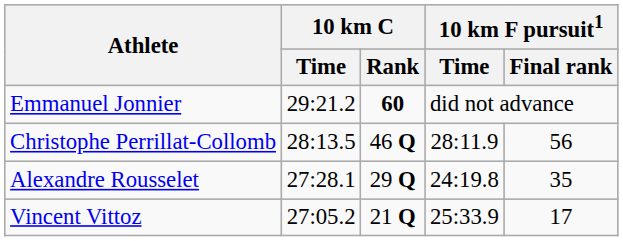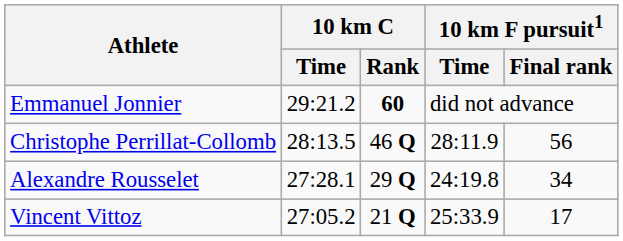(561, 179) 35 -> (561, 179) 34
